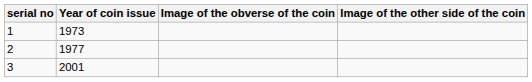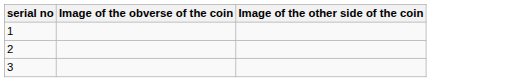- column: (107, 13)
